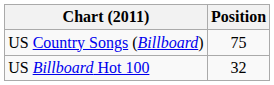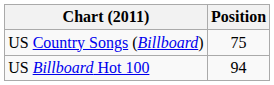(239, 67) 32 -> (239, 67) 94
